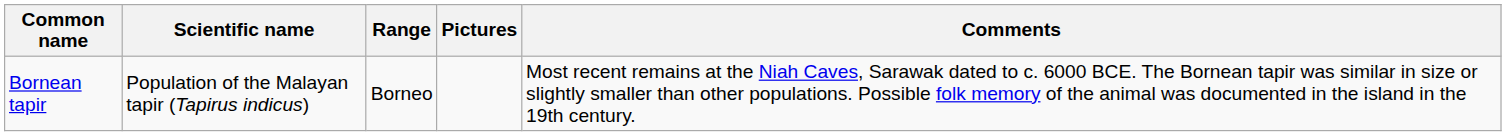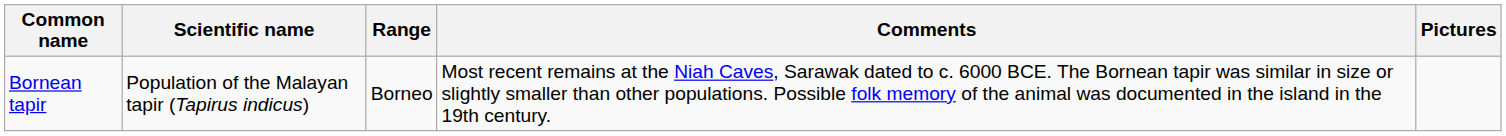columns swapped: (1011, 30) <-> (479, 30)
